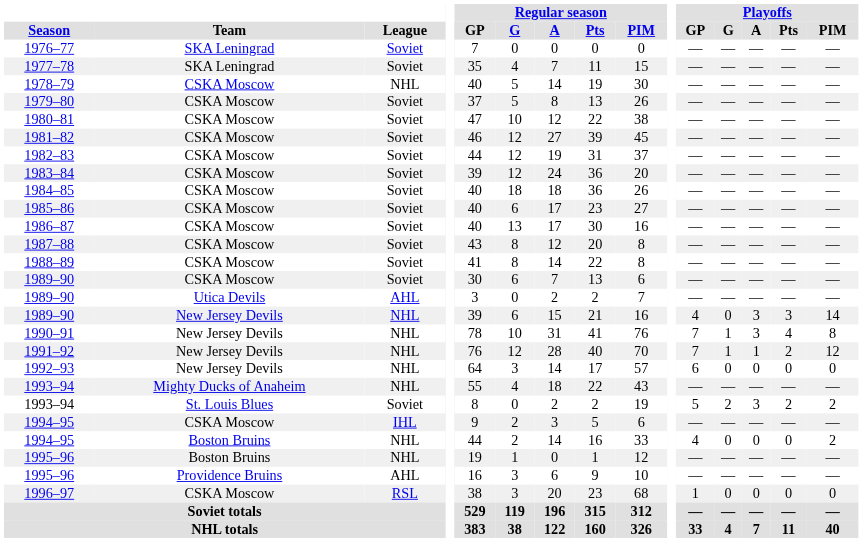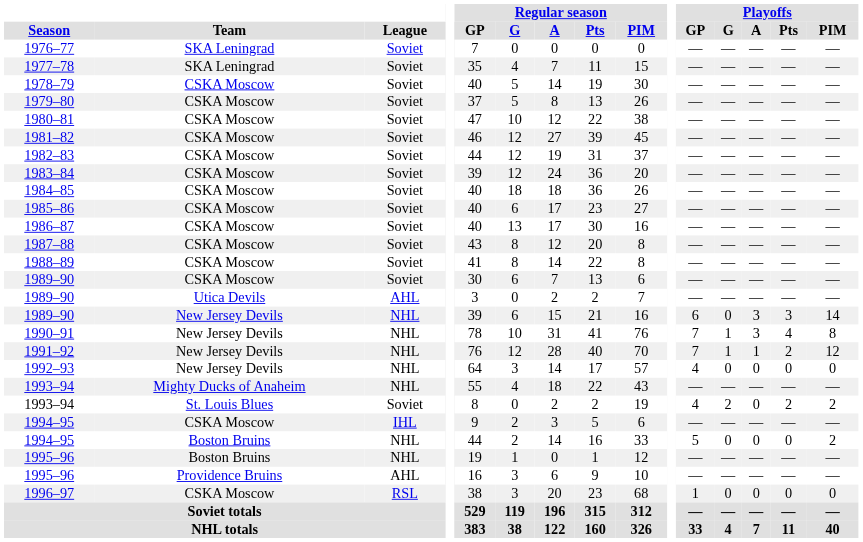(405, 84) NHL -> (405, 84) Soviet
(695, 315) 4 -> (695, 315) 6
(695, 368) 6 -> (695, 368) 4
(695, 404) 5 -> (695, 404) 4
(756, 404) 3 -> (756, 404) 0
(695, 440) 4 -> (695, 440) 5
